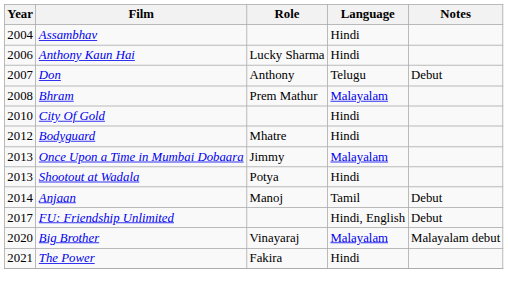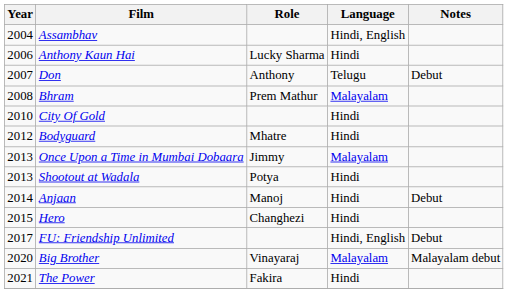(345, 34) Hindi -> (368, 34) Hindi, English
(345, 197) Tamil -> (345, 197) Hindi
+ row: (52, 217)
